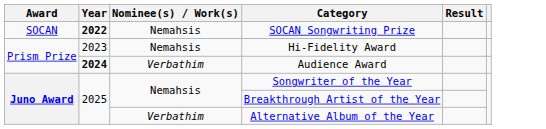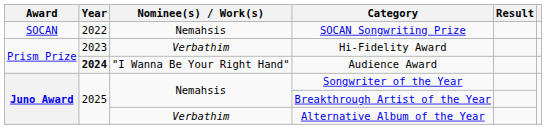(94, 30) bold -> (94, 30) normal
(175, 47) Nemahsis -> (201, 47) Verbathim
(175, 64) Verbathim -> (201, 64) "I Wanna Be Your Right Hand"
